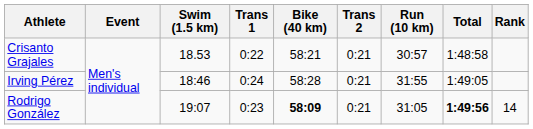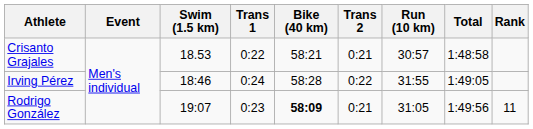(359, 81) 0:21 -> (360, 81) 0:22
(467, 108) bold -> (468, 108) normal
(510, 108) 14 -> (510, 108) 11
